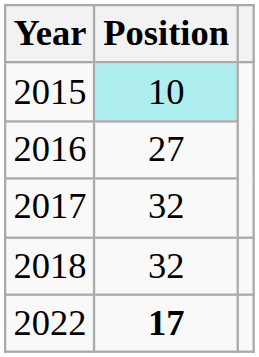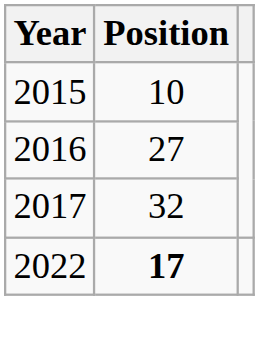(166, 91) paleturquoise background -> (166, 91) no background
- row: (50, 264)
